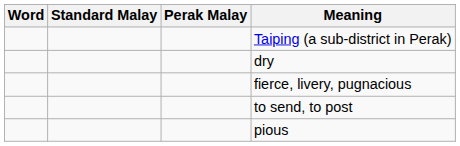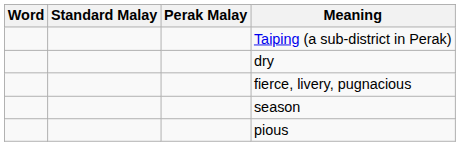- row: (303, 107)
+ row: (277, 107)
